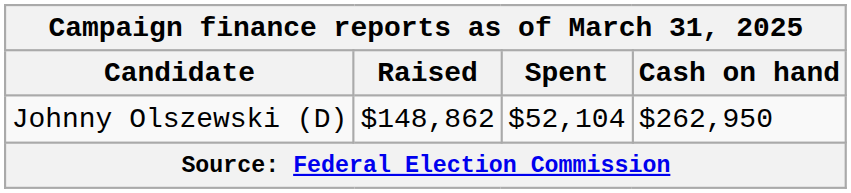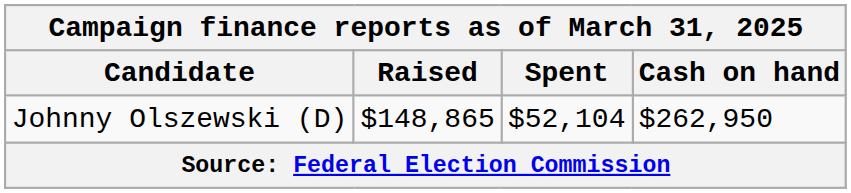(428, 119) $148,862 -> (428, 119) $148,865
